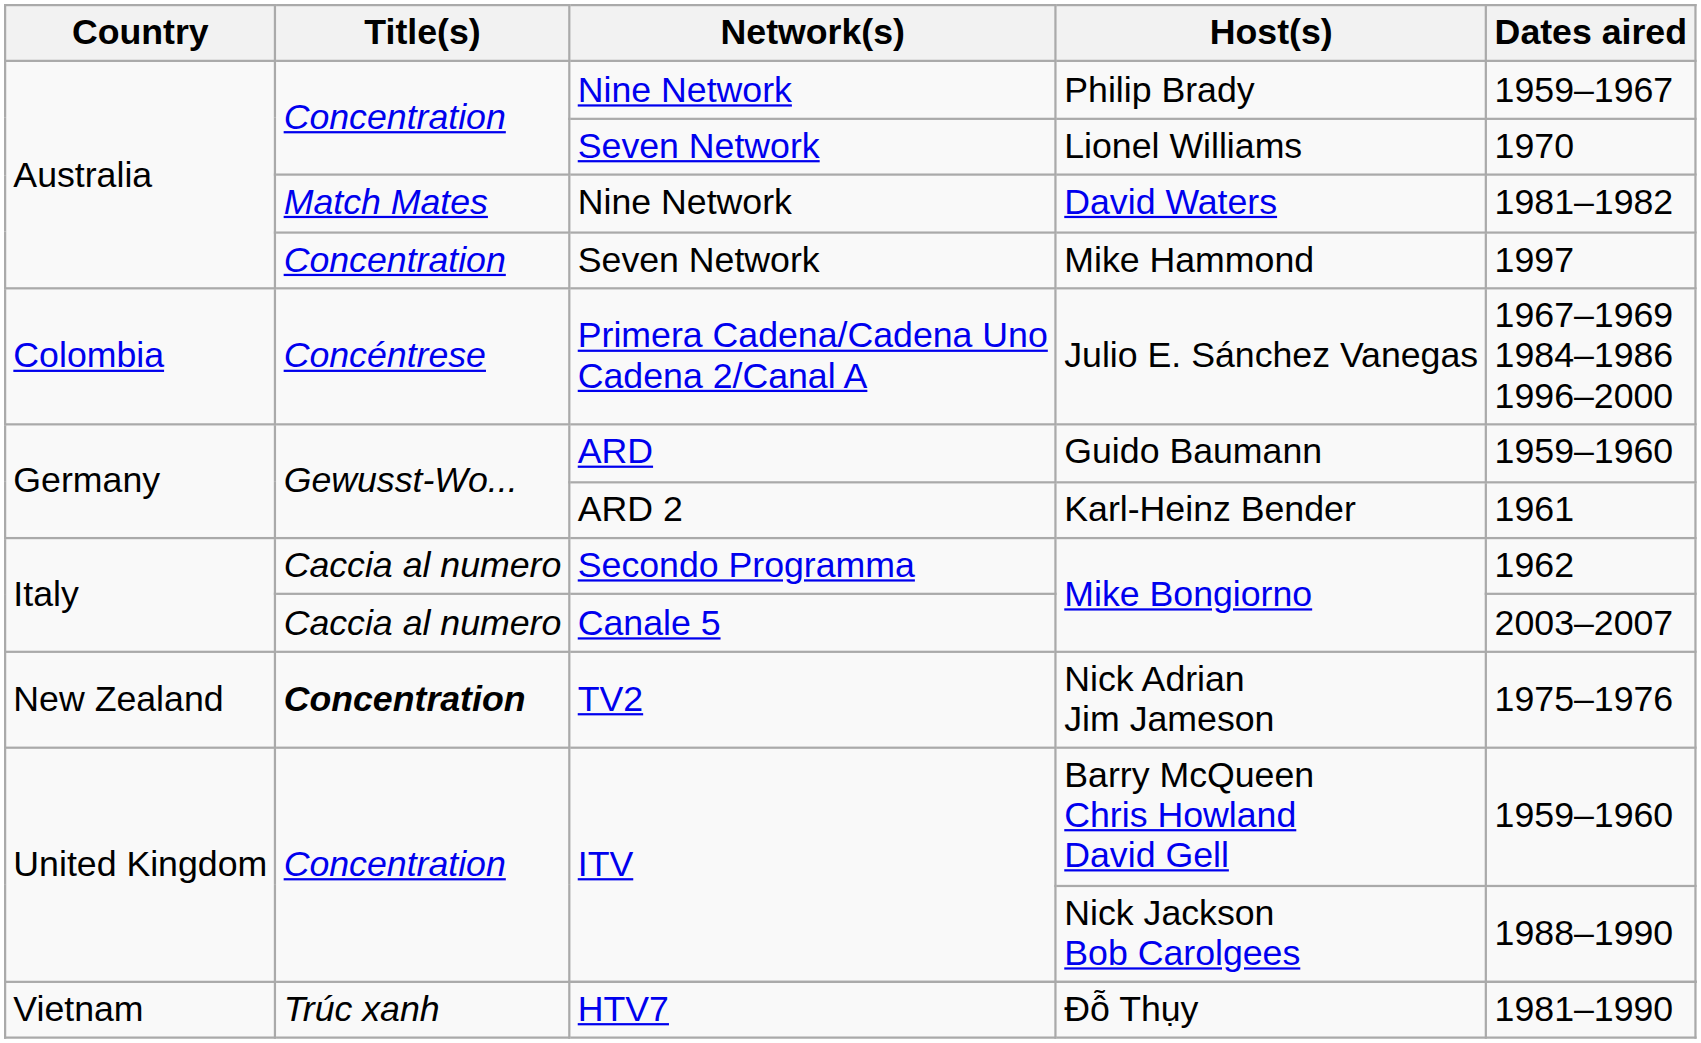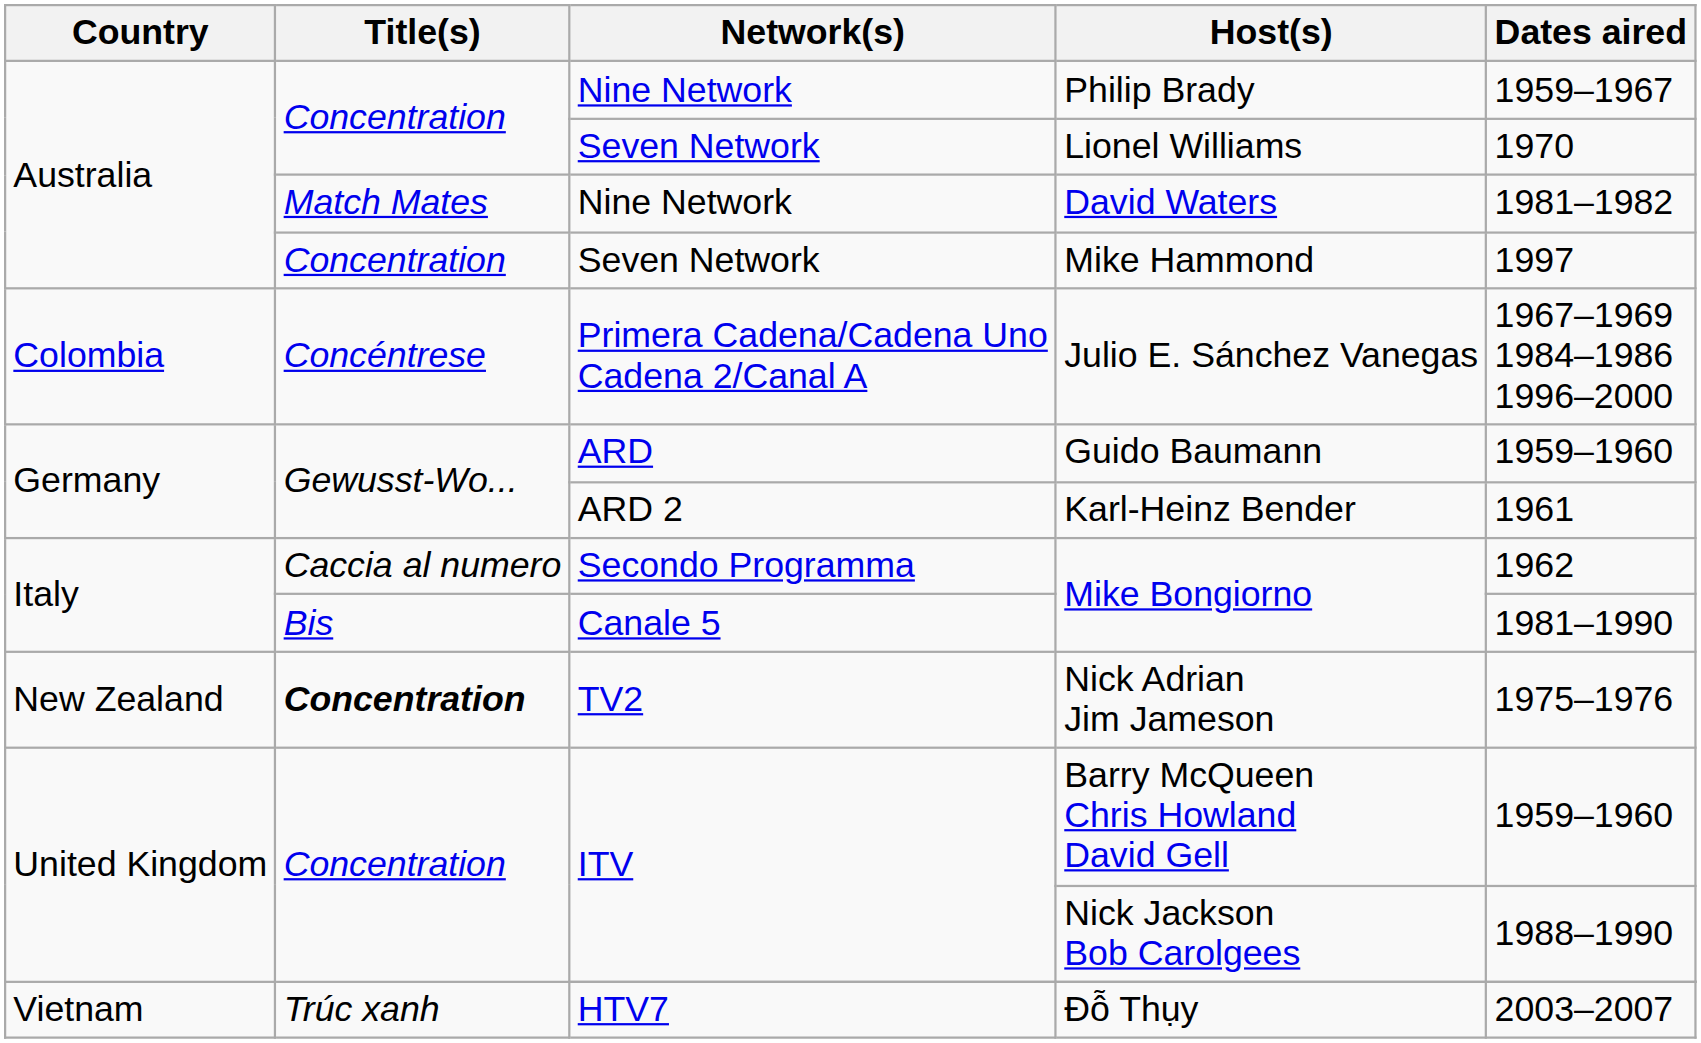(422, 622) Caccia al numero -> (308, 622) Bis
(1584, 622) 2003–2007 -> (1584, 622) 1981–1990
(1584, 1009) 1981–1990 -> (1584, 1009) 2003–2007
